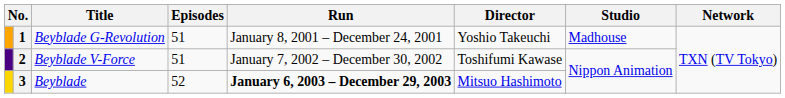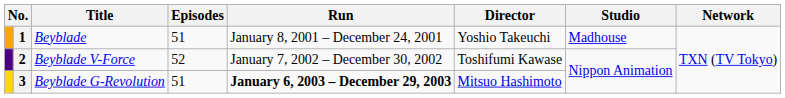(100, 37) Beyblade G-Revolution -> (60, 37) Beyblade
(178, 59) 51 -> (178, 59) 52
(60, 81) Beyblade -> (100, 81) Beyblade G-Revolution
(178, 81) 52 -> (178, 81) 51
